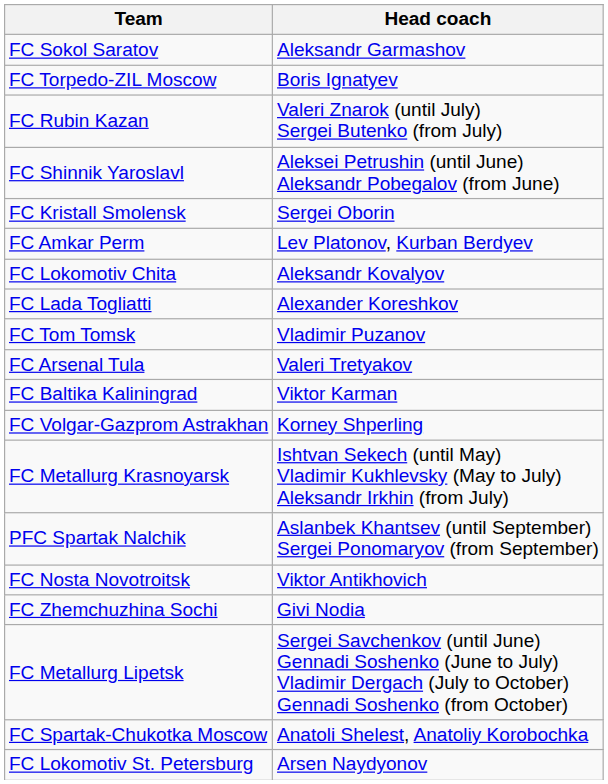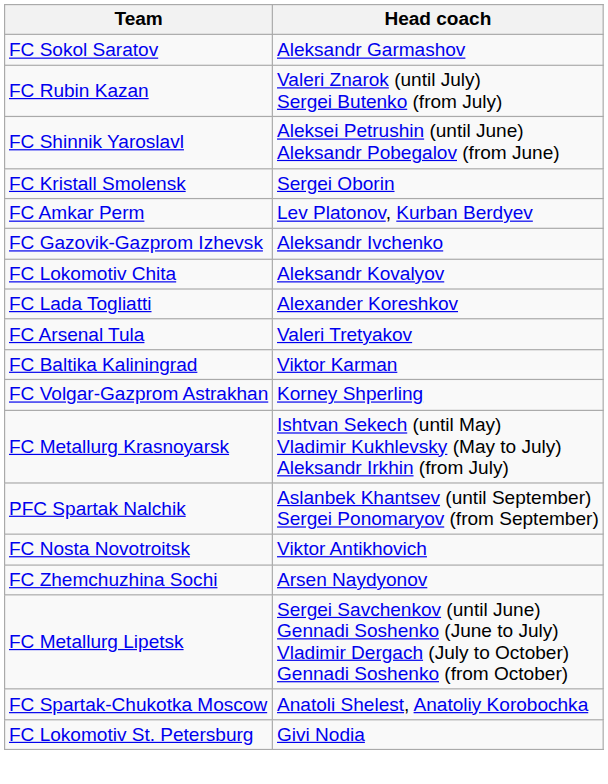- row: (113, 79)
+ row: (136, 243)
- row: (72, 334)
(321, 609) Givi Nodia -> (352, 579) Arsen Naydyonov
(352, 764) Arsen Naydyonov -> (321, 734) Givi Nodia
